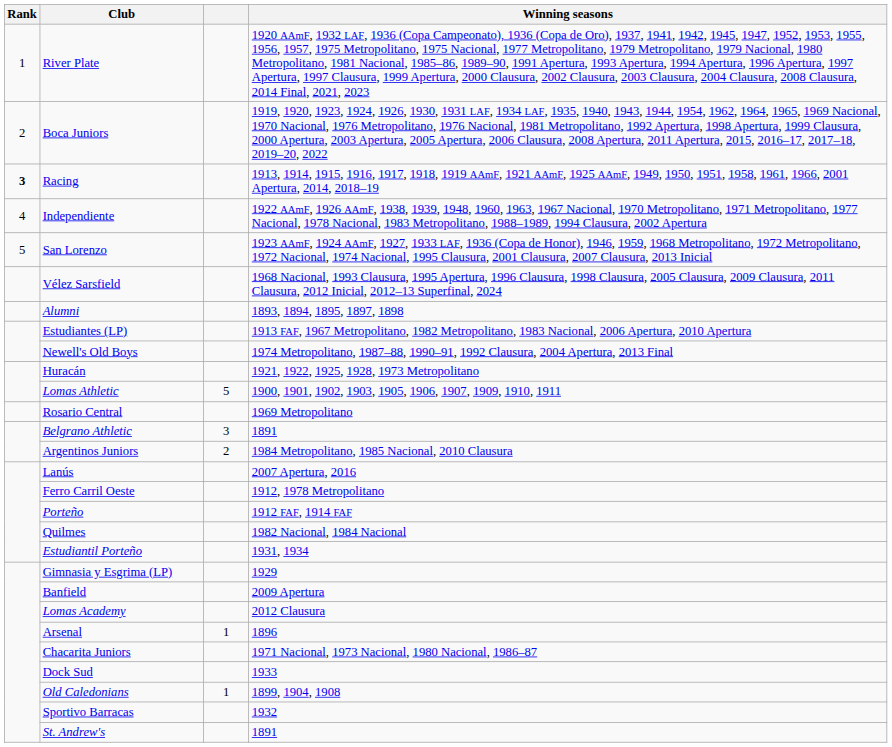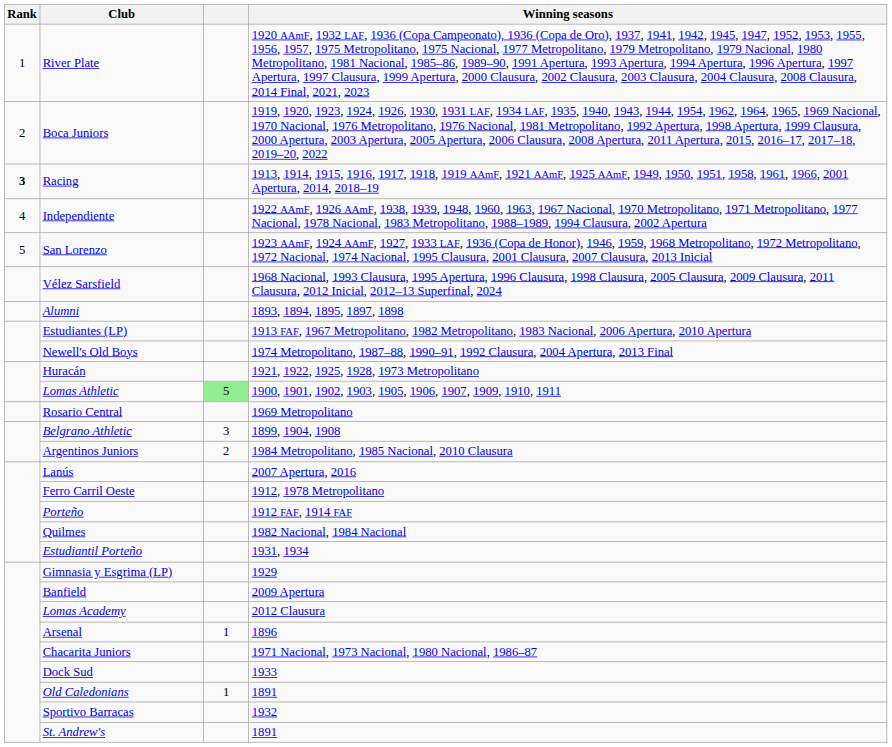(226, 391) no background -> (226, 391) lightgreen background
(264, 431) 1891 -> (296, 431) 1899, 1904, 1908
(296, 692) 1899, 1904, 1908 -> (264, 692) 1891
